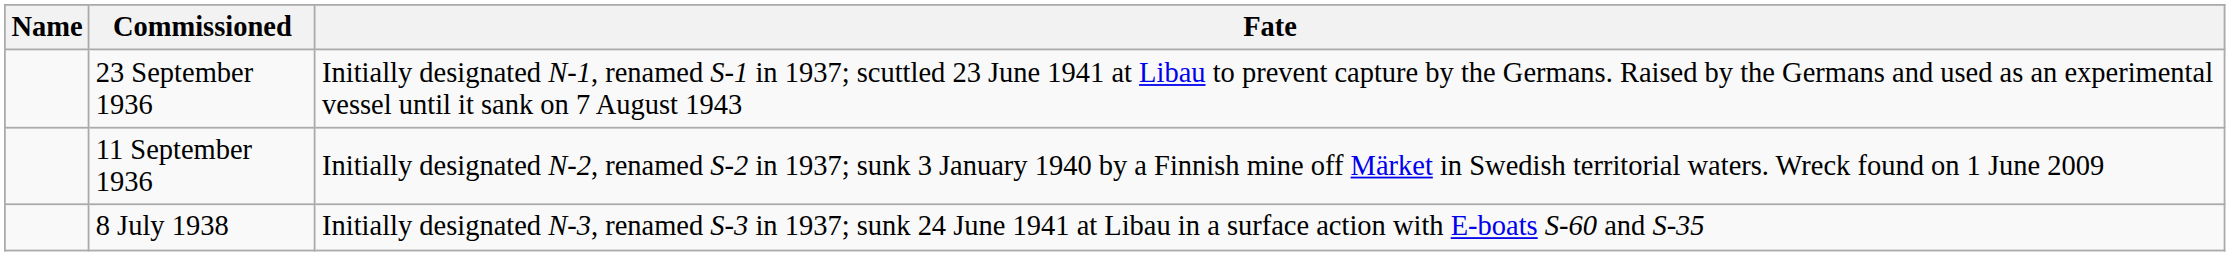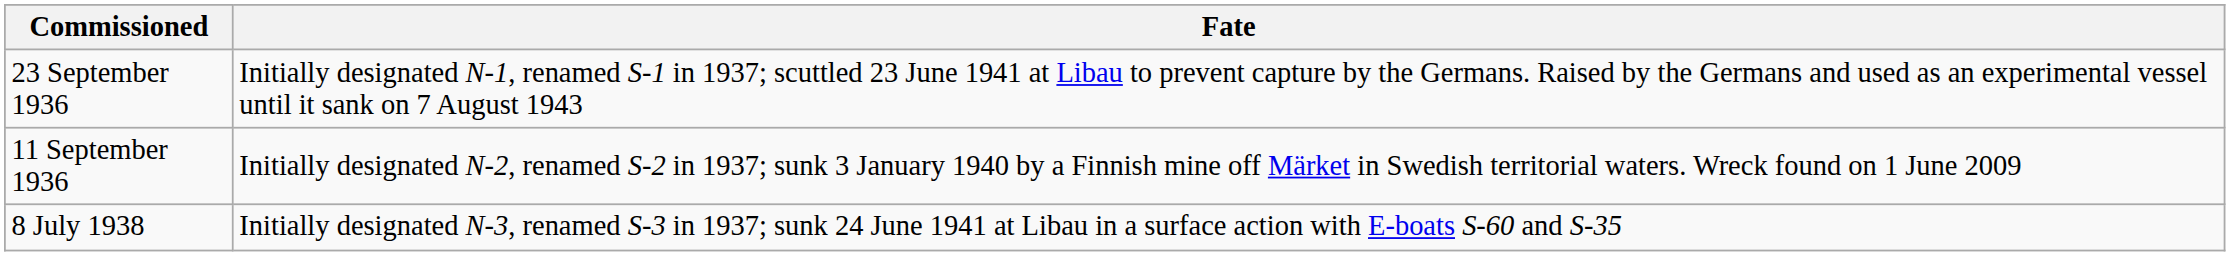- column: (47, 27)
